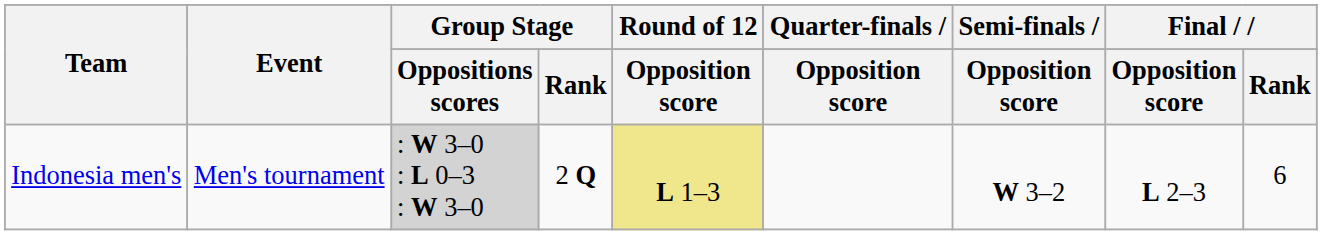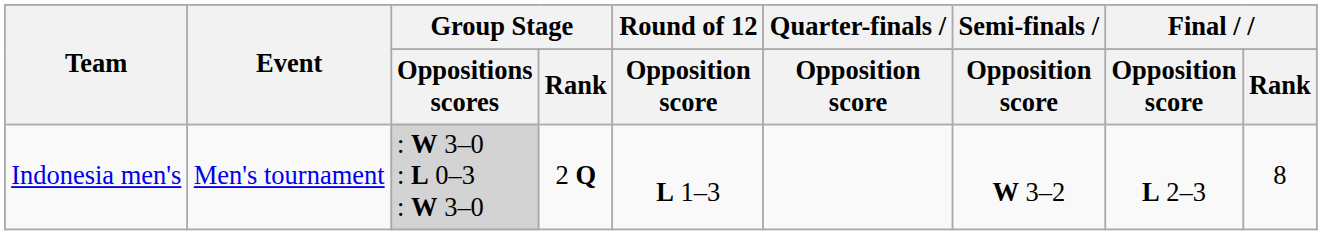(688, 192) khaki background -> (688, 192) no background
(1280, 176) 6 -> (1280, 176) 8
